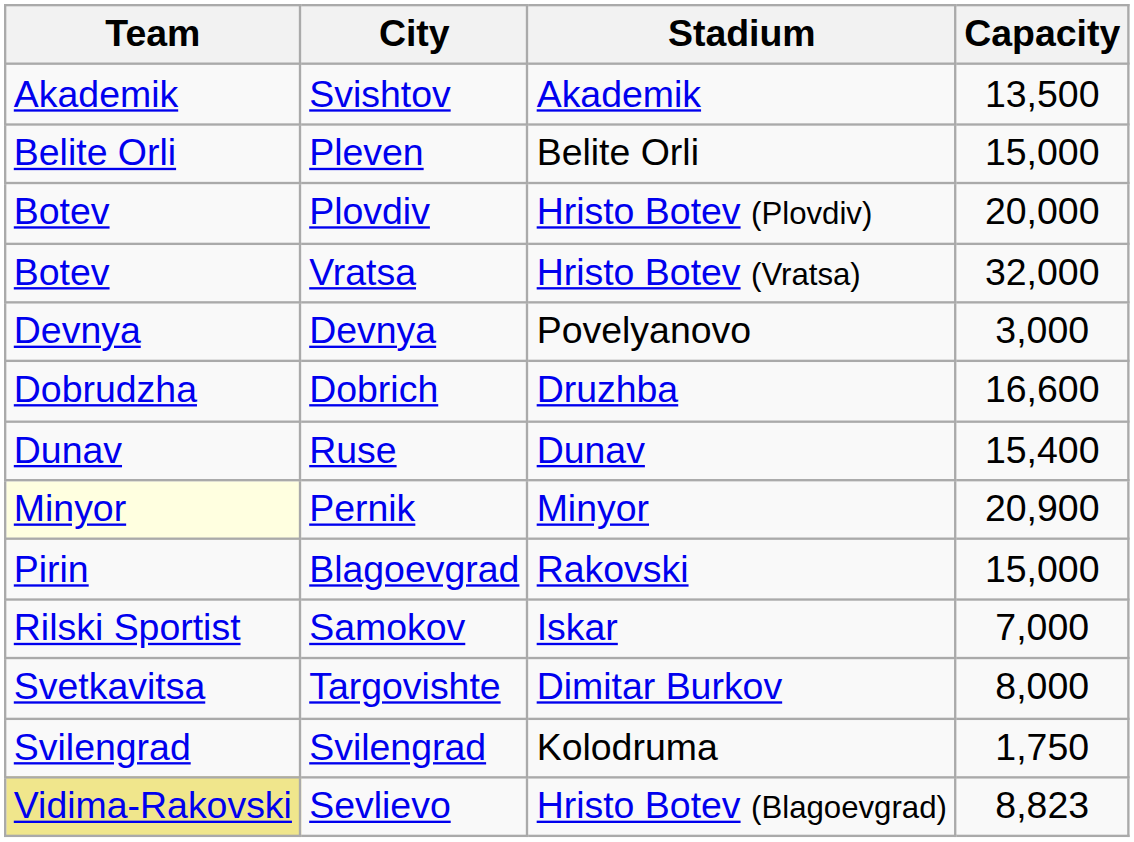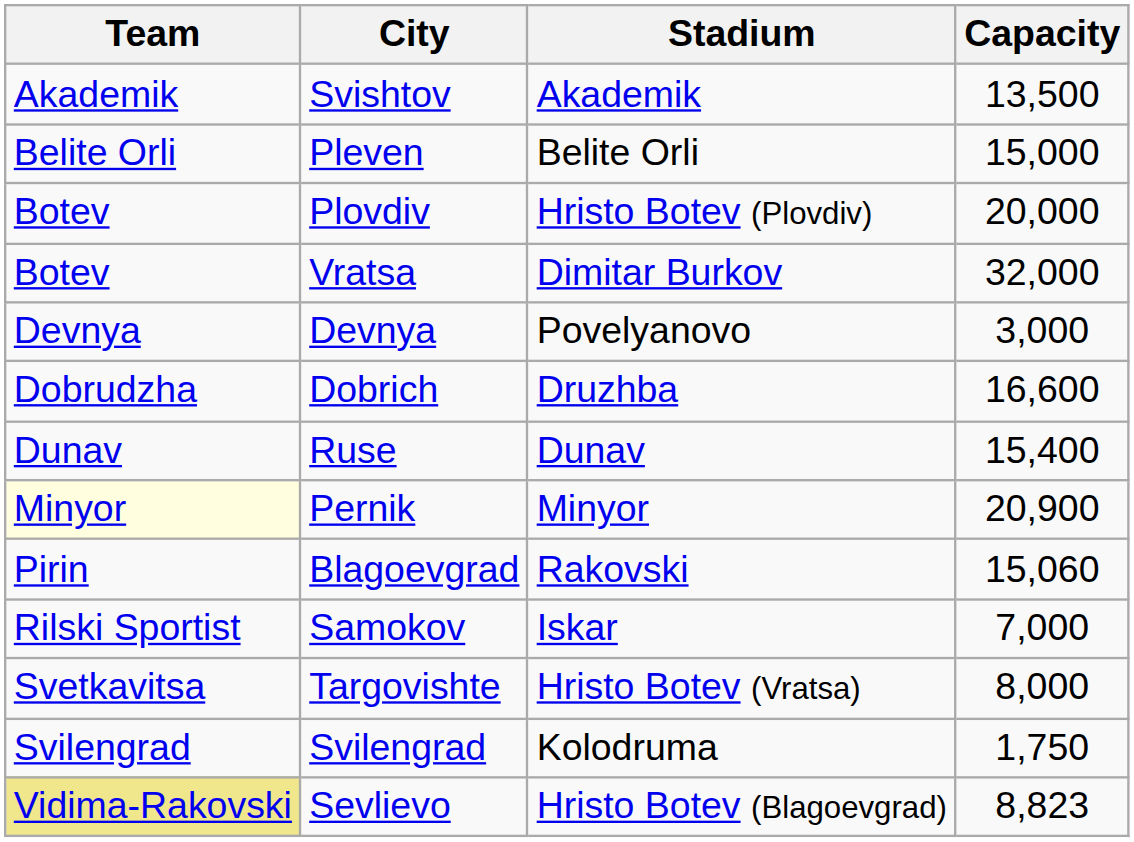(699, 271) Hristo Botev (Vratsa) -> (659, 271) Dimitar Burkov
(1042, 568) 15,000 -> (1042, 568) 15,060
(659, 687) Dimitar Burkov -> (699, 687) Hristo Botev (Vratsa)
